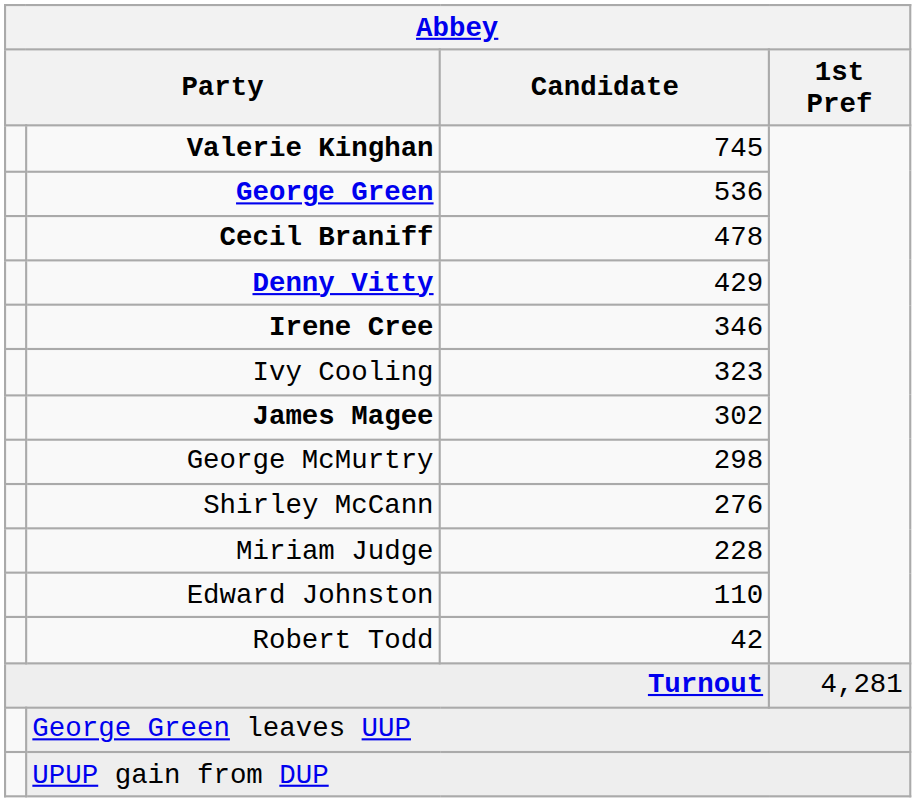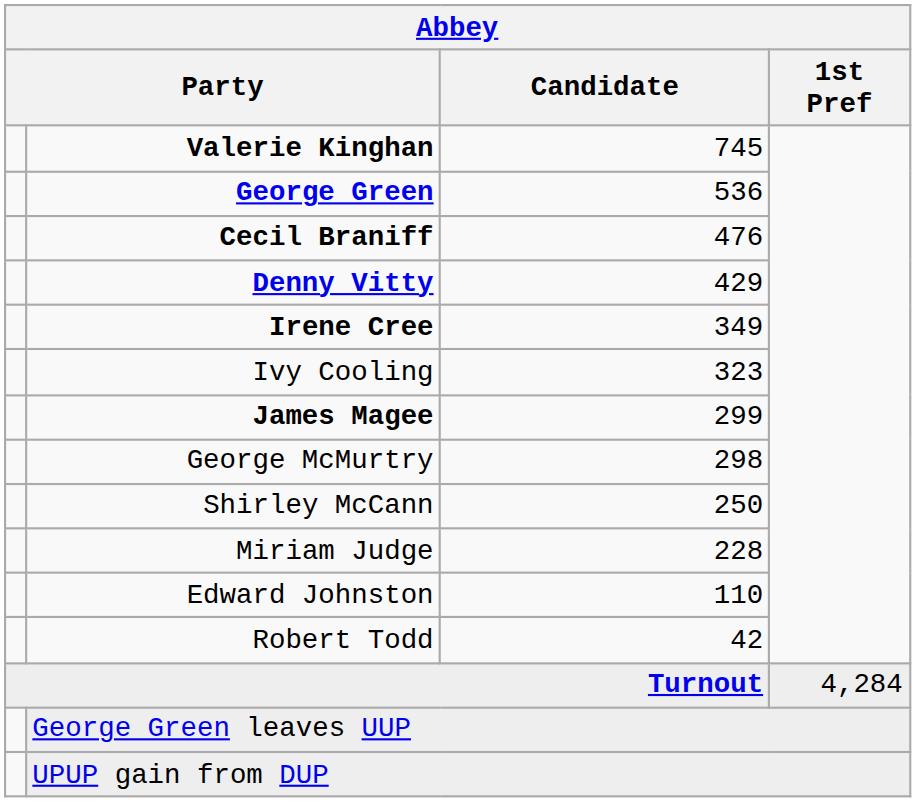(738, 238) 478 -> (738, 238) 476
(738, 327) 346 -> (738, 327) 349
(738, 417) 302 -> (738, 417) 299
(738, 506) 276 -> (738, 506) 250
(862, 685) 4,281 -> (862, 685) 4,284
